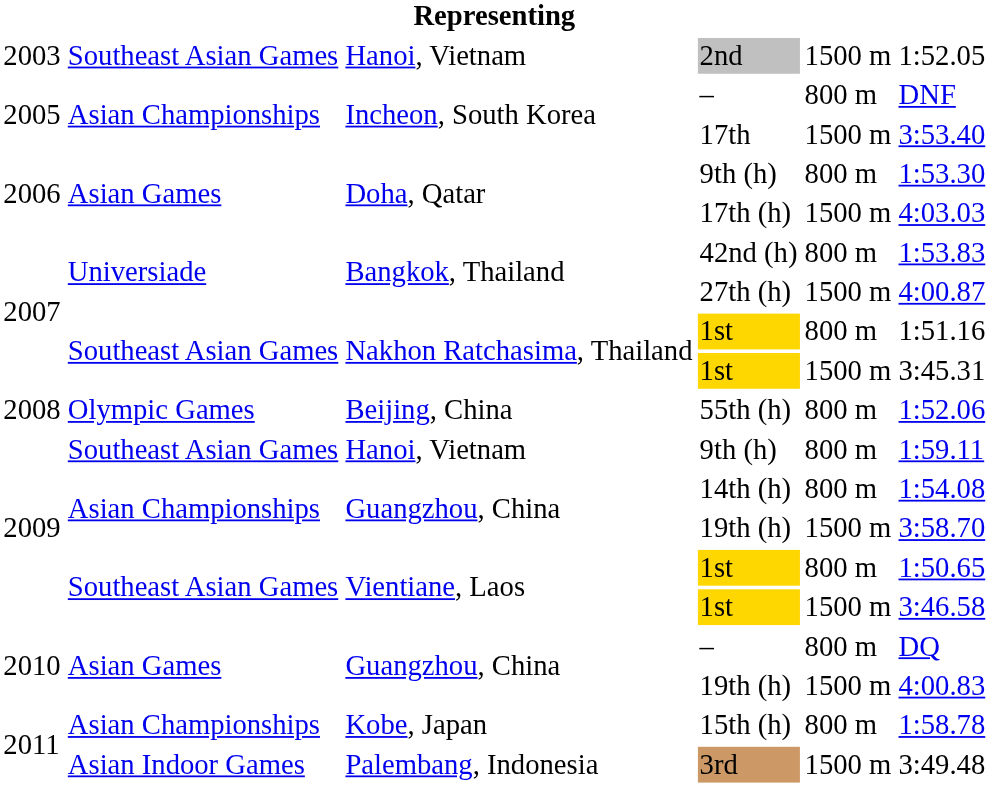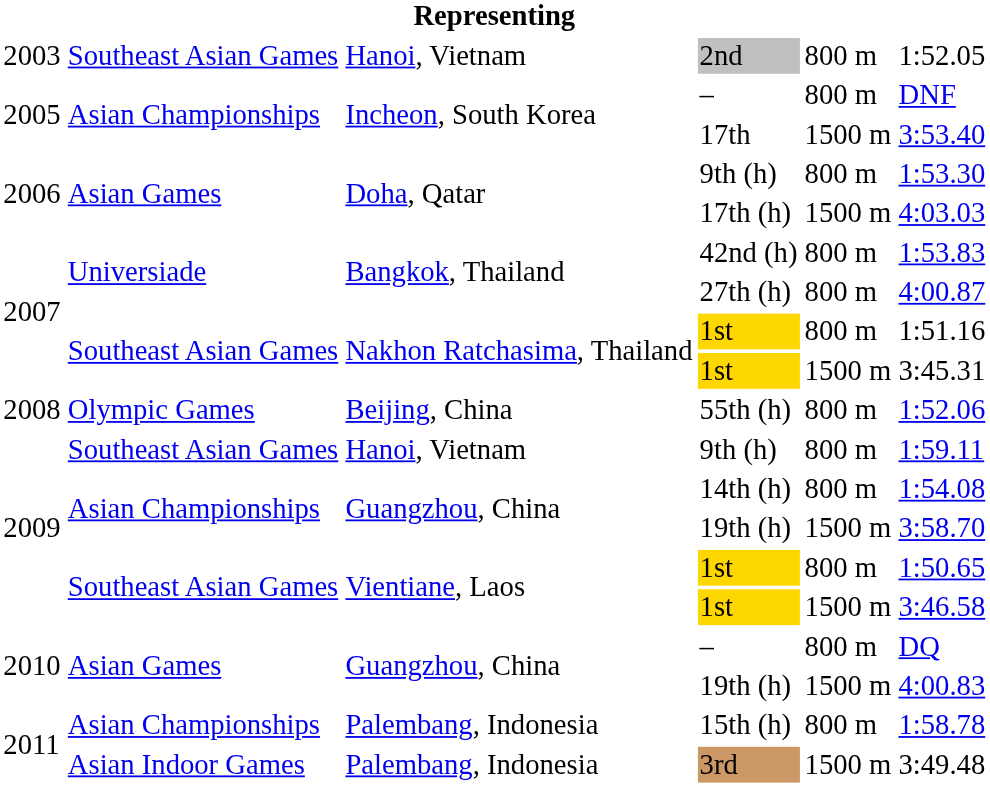(848, 55) 1500 m -> (841, 55) 800 m
(848, 291) 1500 m -> (841, 291) 800 m
(416, 724) Kobe, Japan -> (472, 724) Palembang, Indonesia
